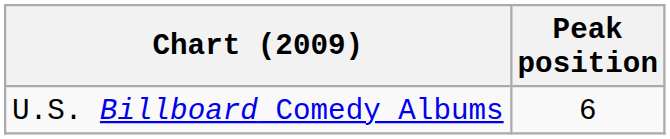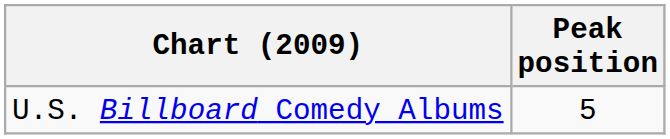(588, 110) 6 -> (588, 110) 5
